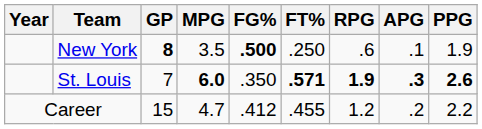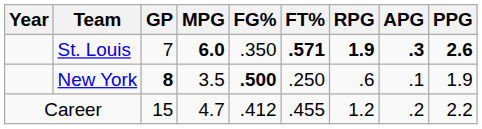rows swapped: (97, 50) <-> (94, 79)
